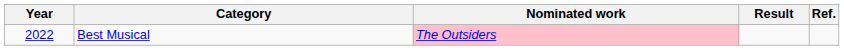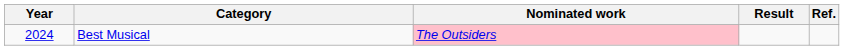(39, 34) 2022 -> (39, 34) 2024
